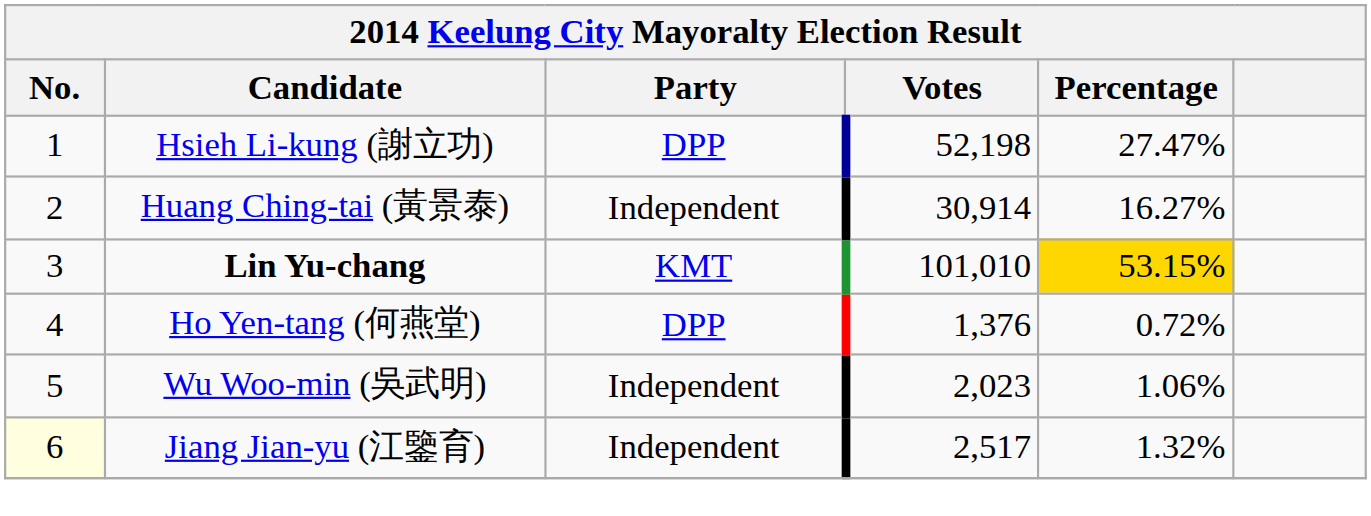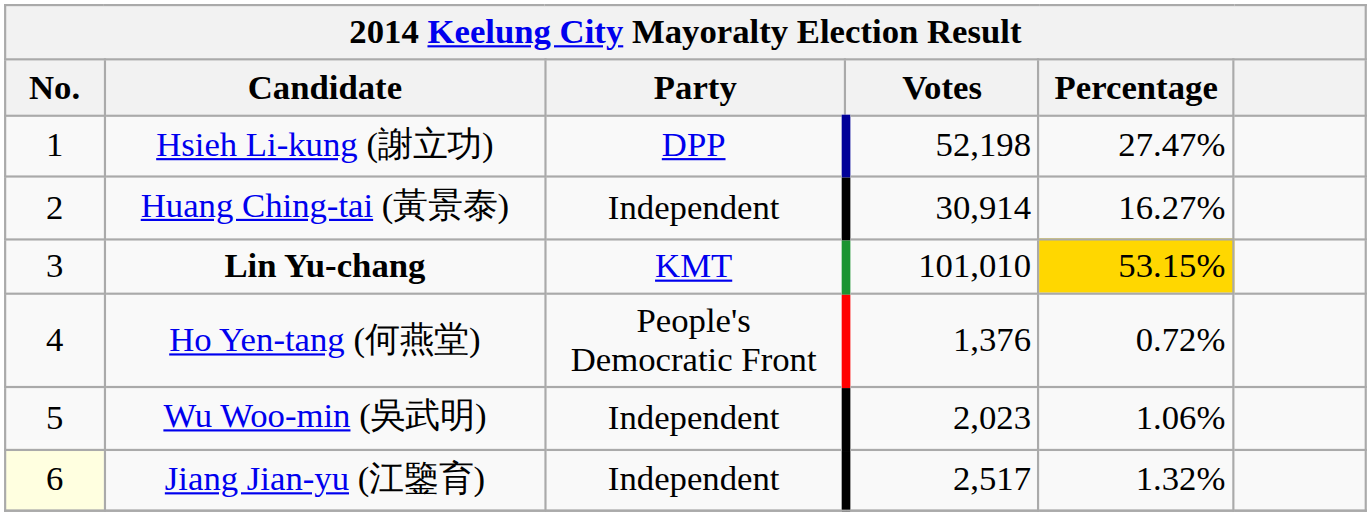(694, 323) DPP -> (694, 339) People's Democratic Front
